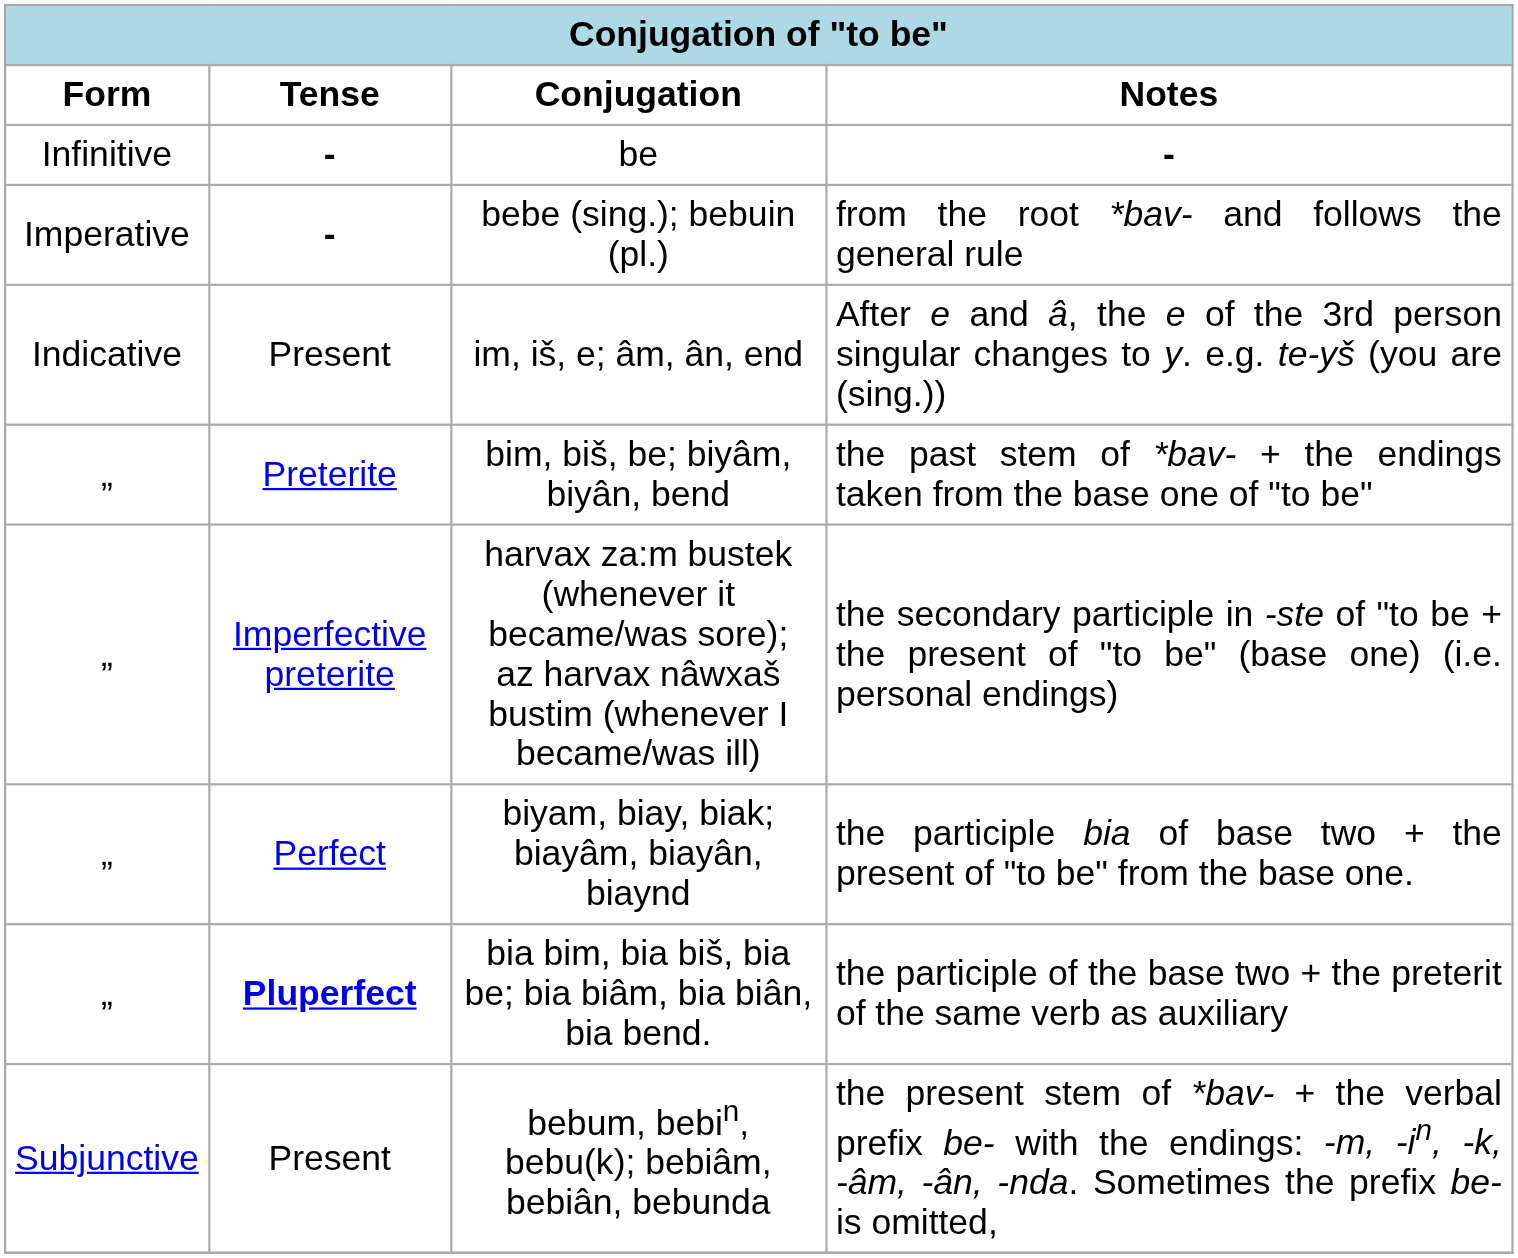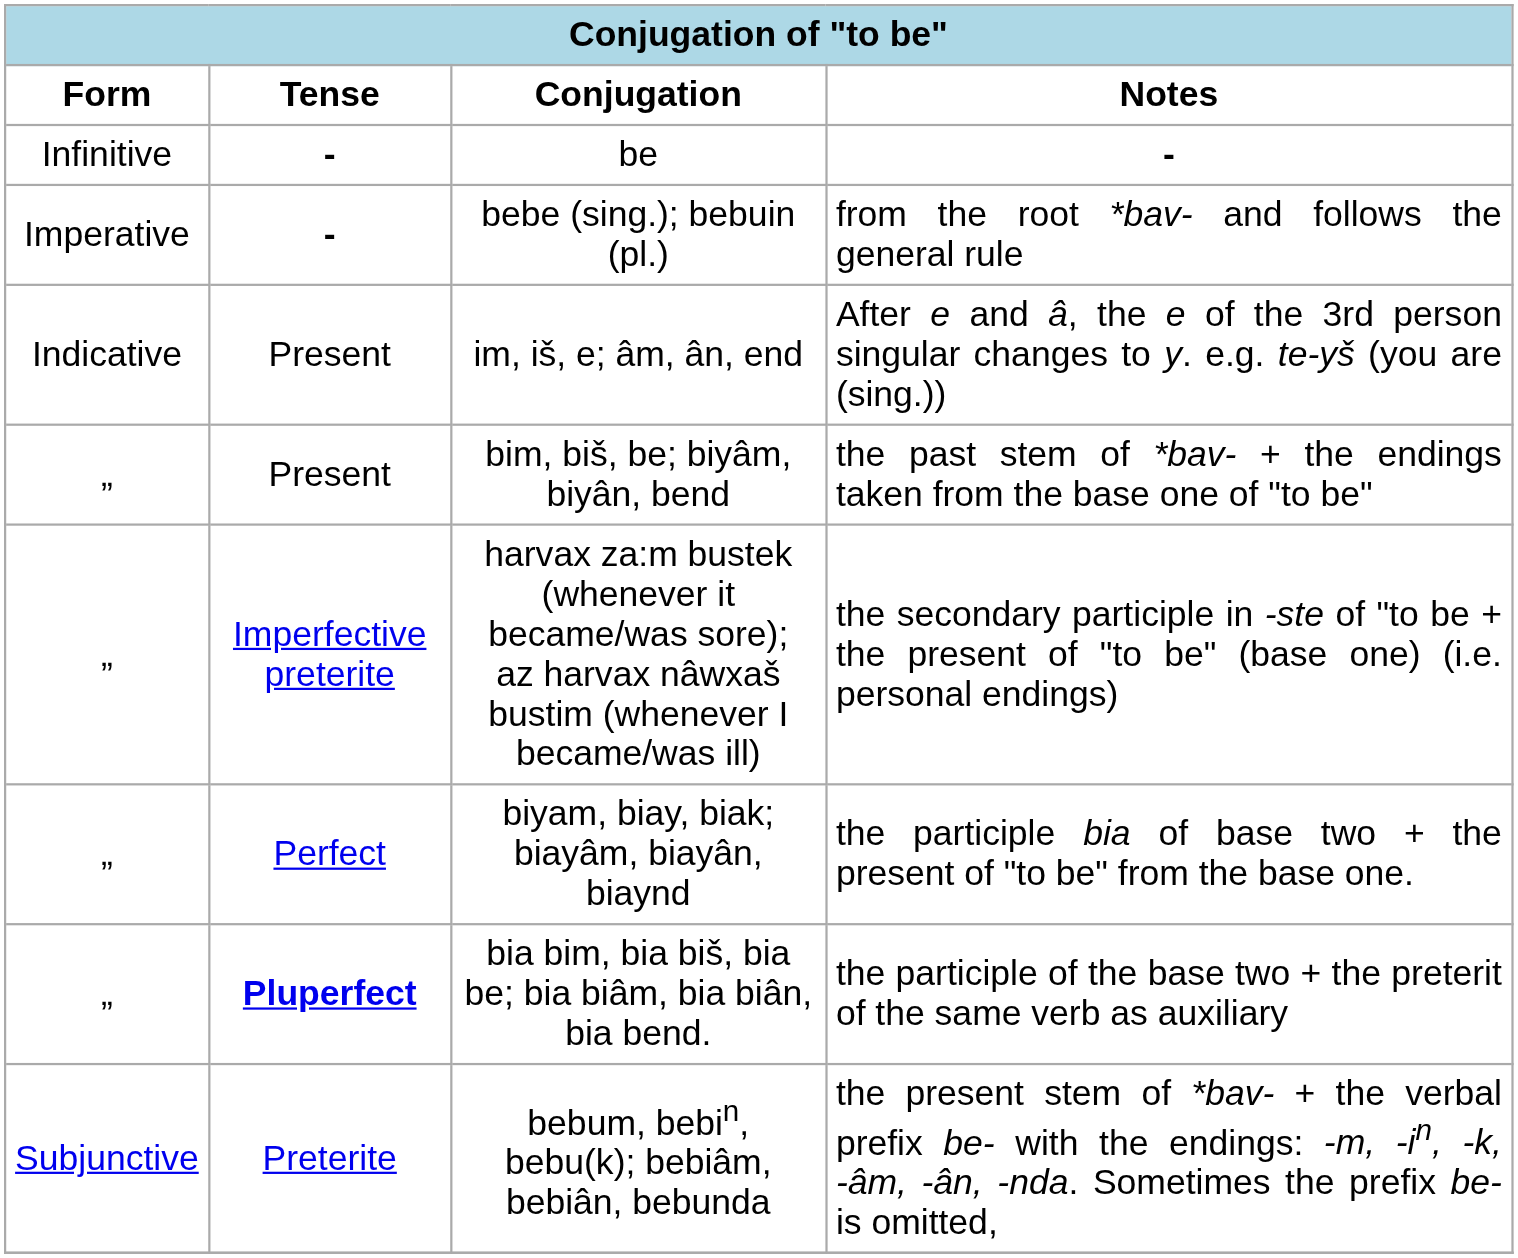(330, 474) Preterite -> (330, 474) Present
(330, 1158) Present -> (330, 1158) Preterite
